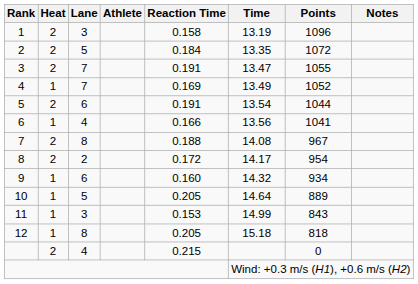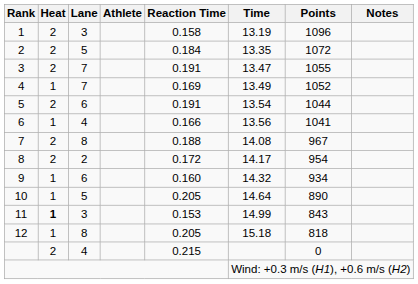(318, 196) 889 -> (318, 196) 890
(53, 214) normal -> (53, 214) bold
